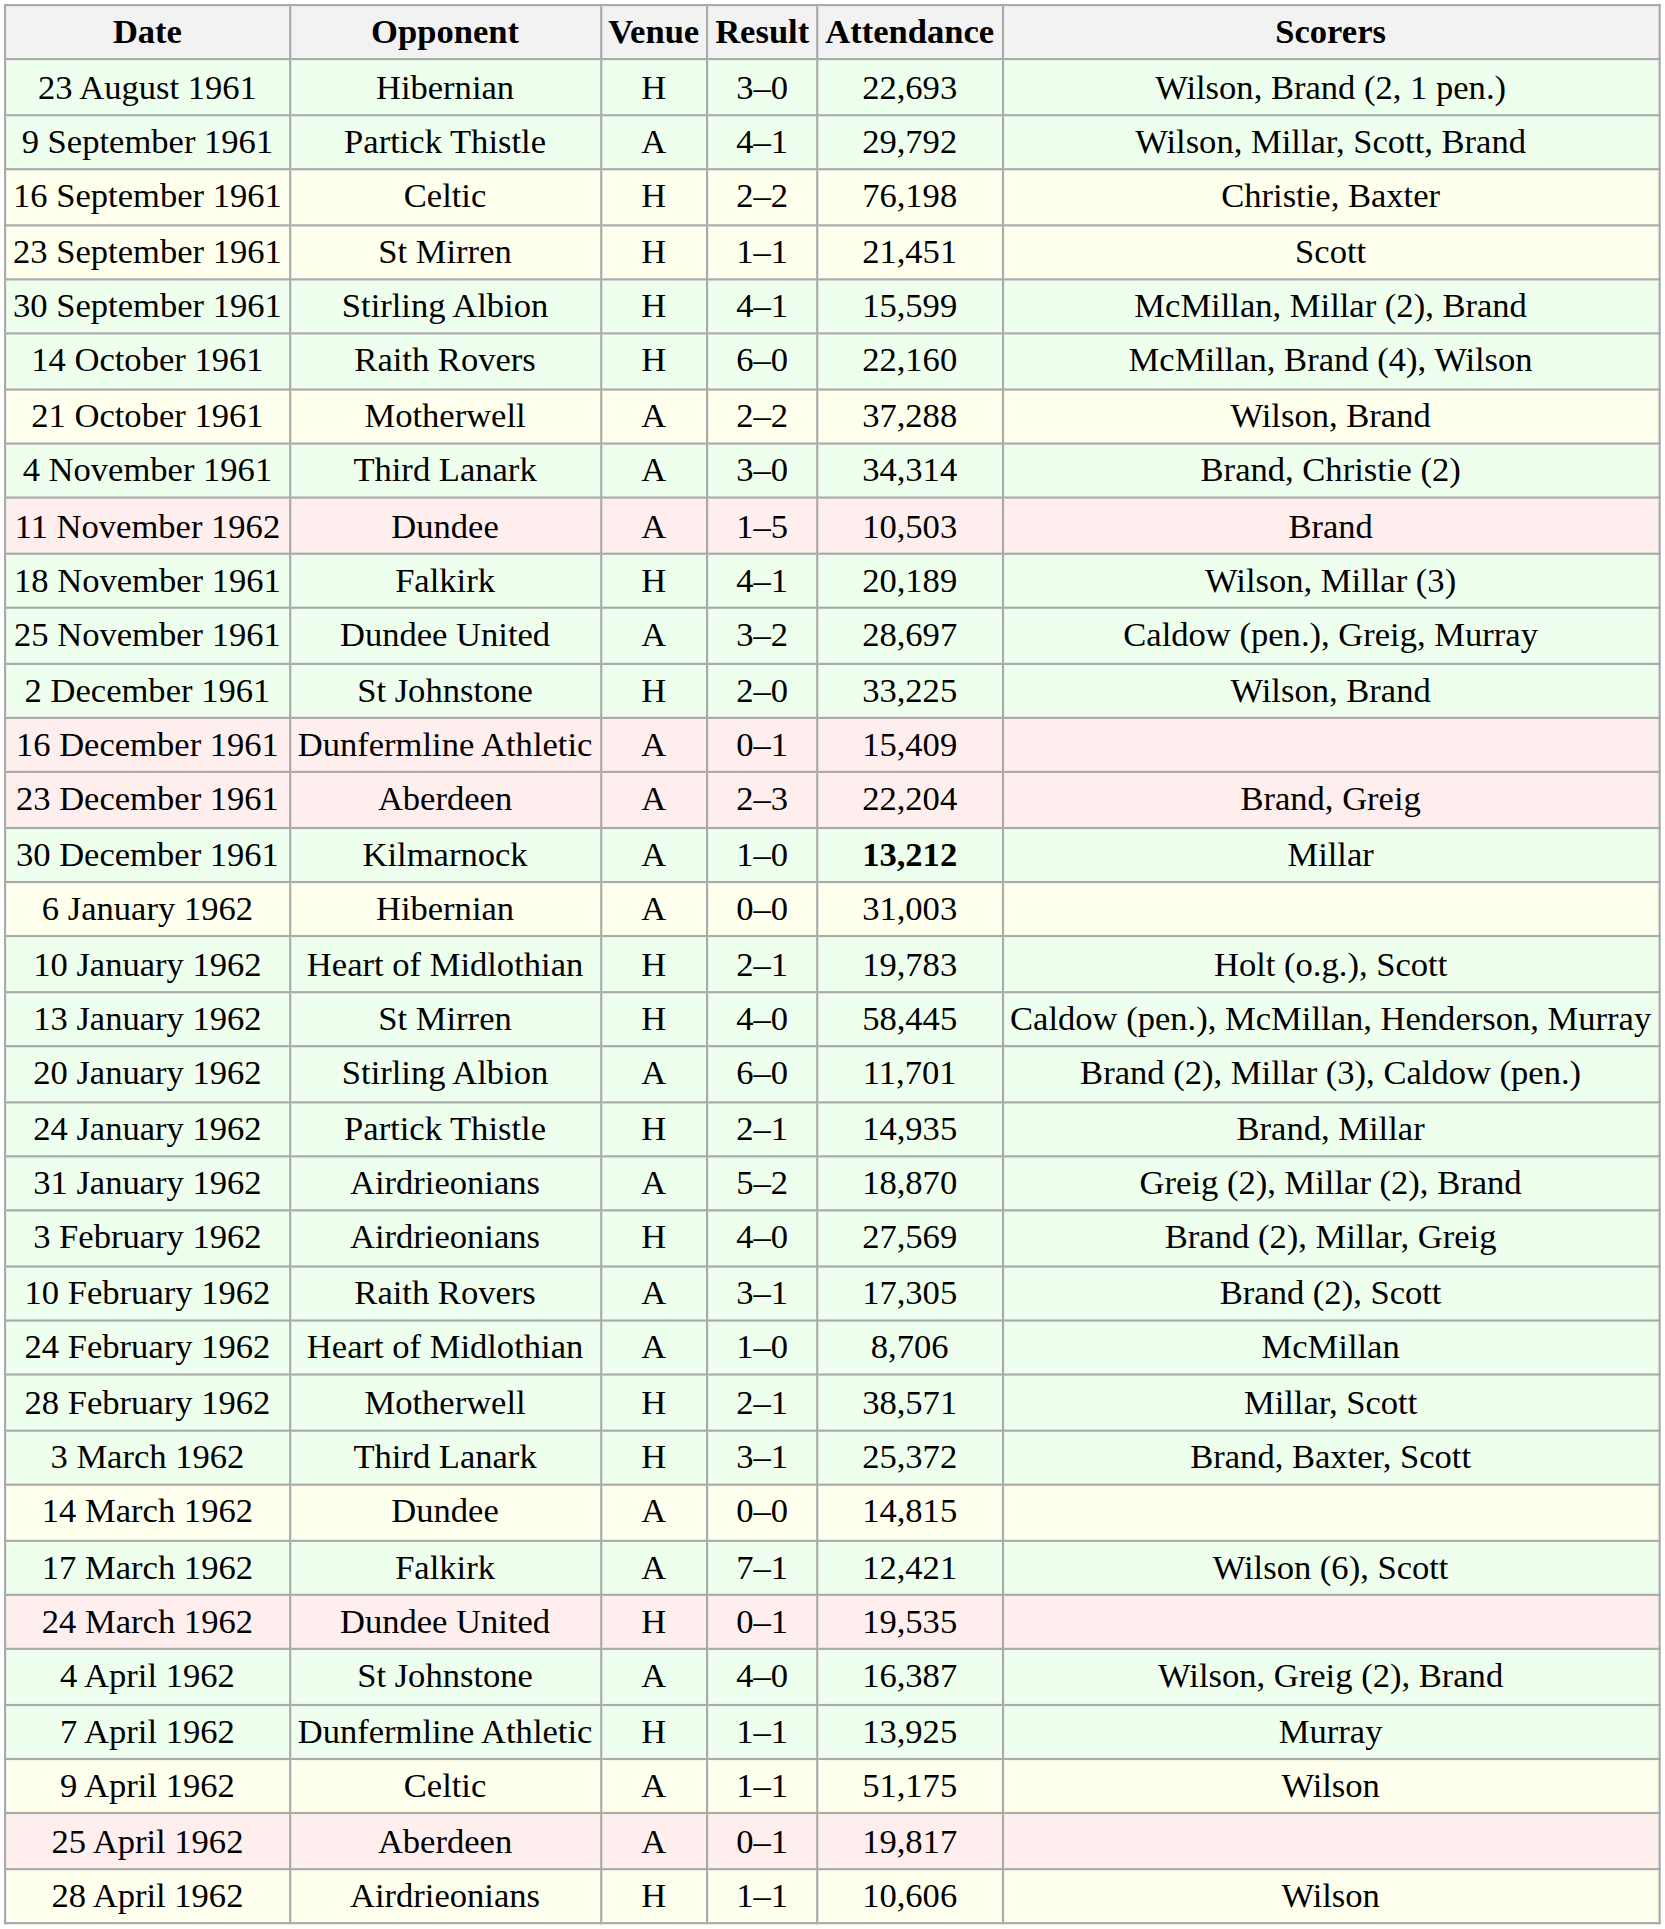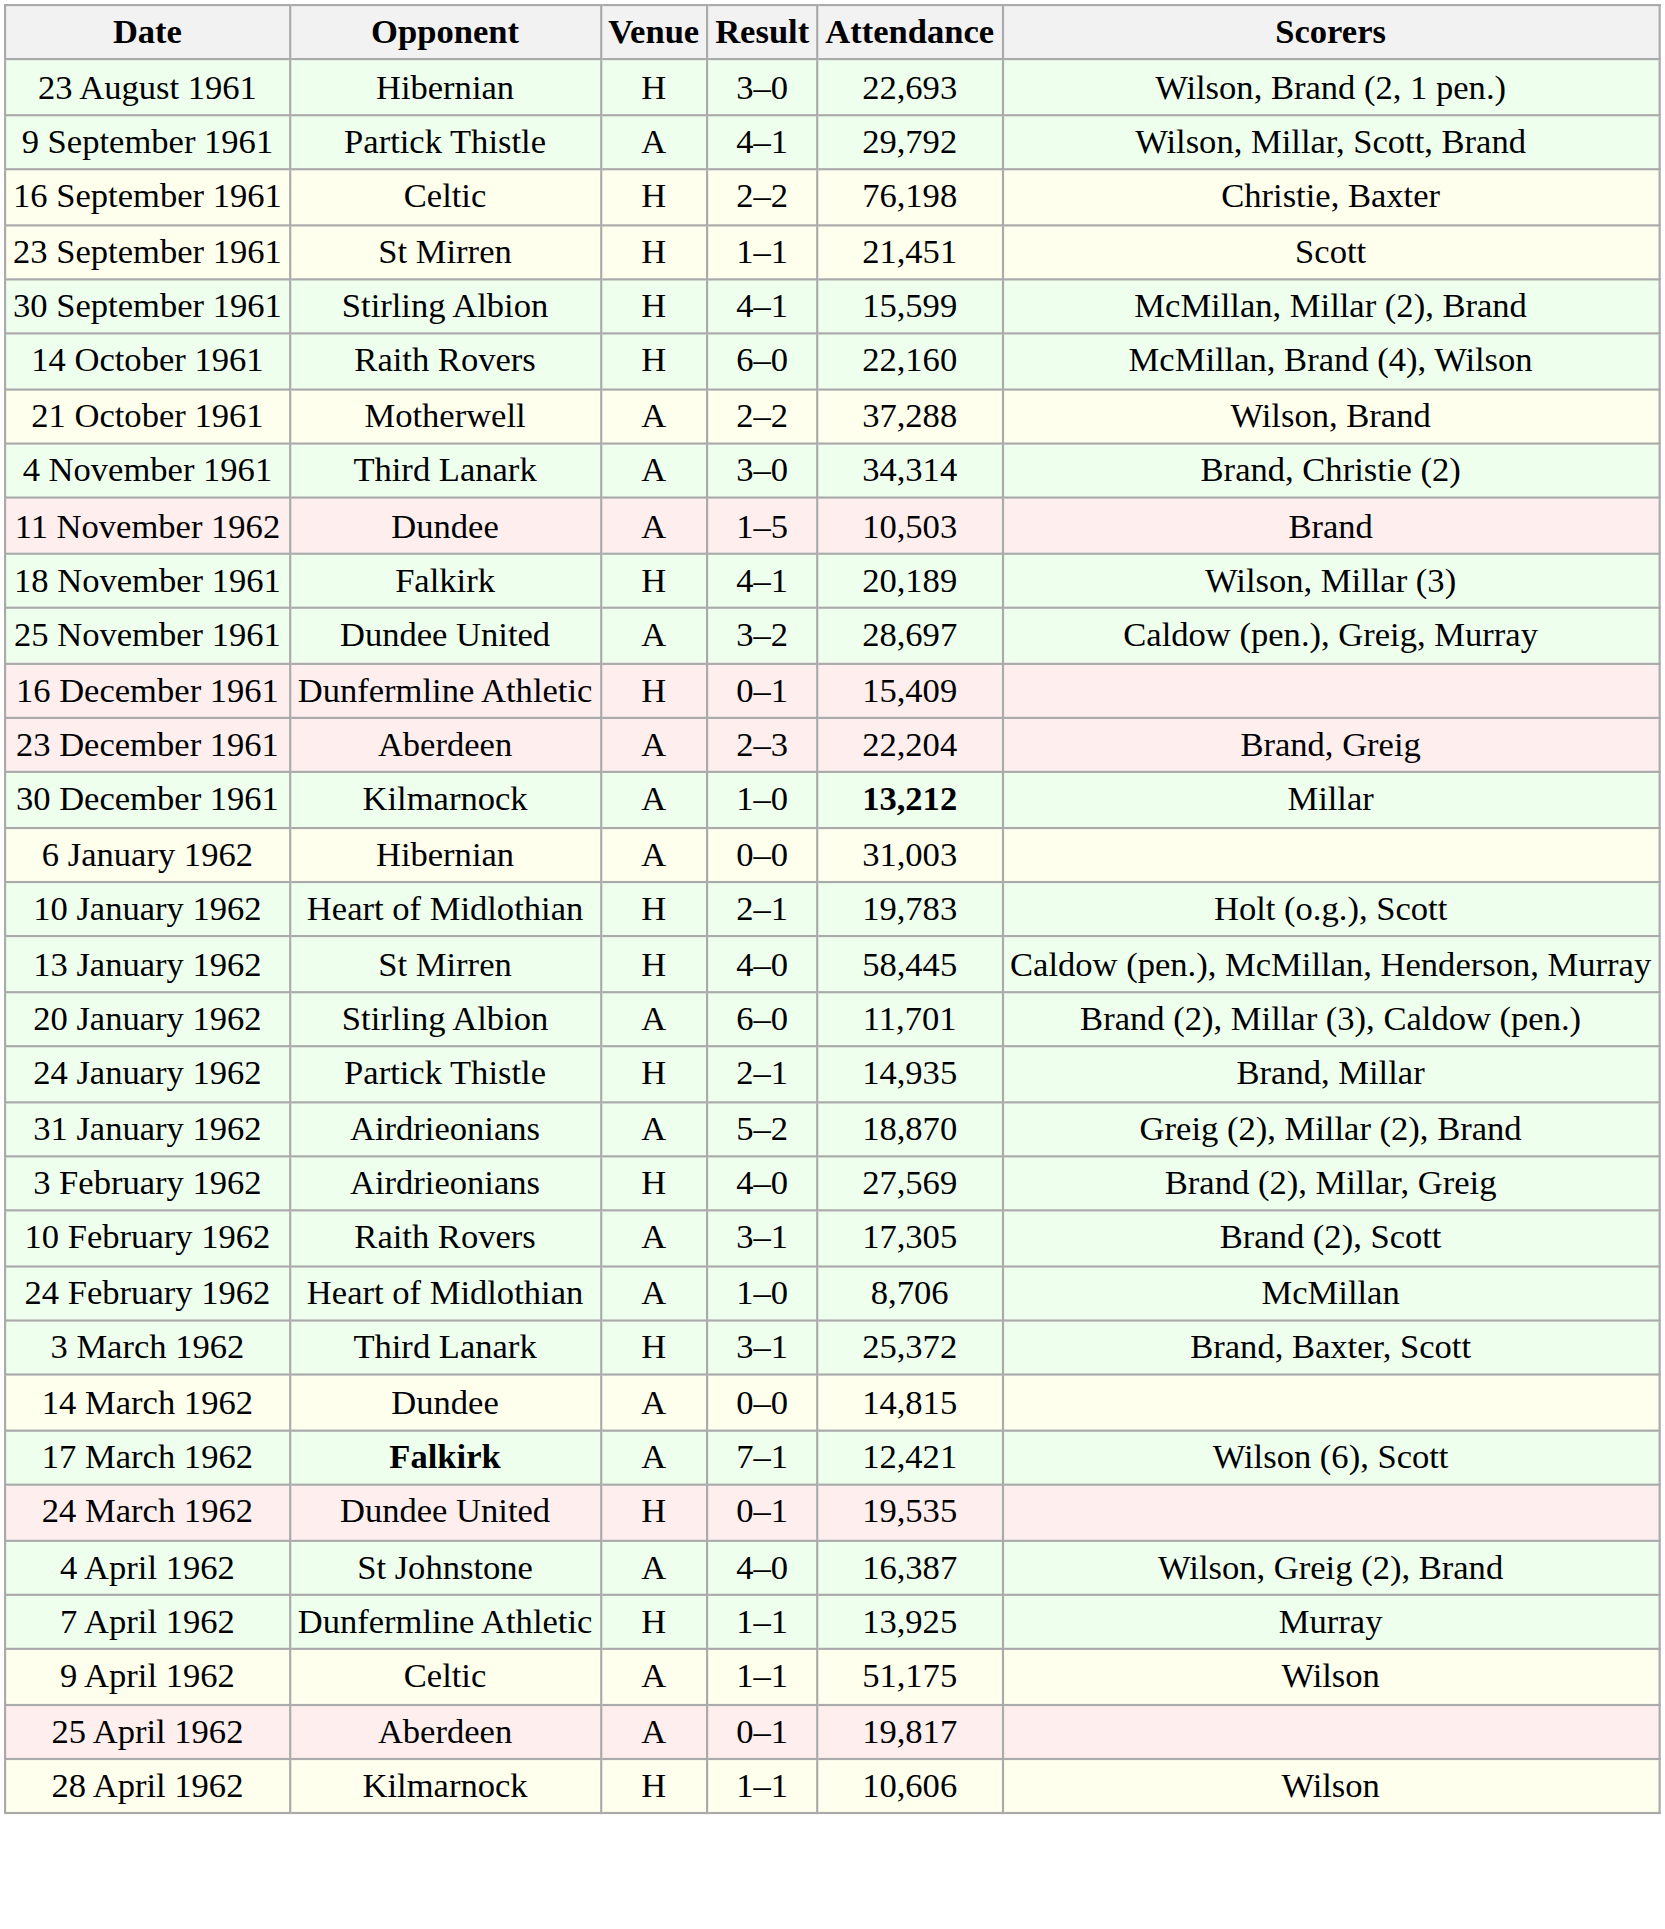- row: (147, 689)
(654, 744) A -> (654, 689) H
- row: (147, 1402)
(445, 1566) normal -> (445, 1456) bold
(445, 1895) Airdrieonians -> (445, 1785) Kilmarnock
